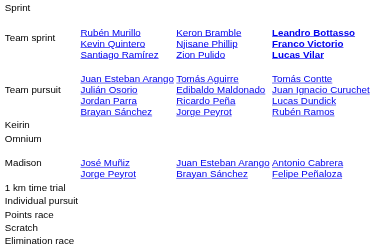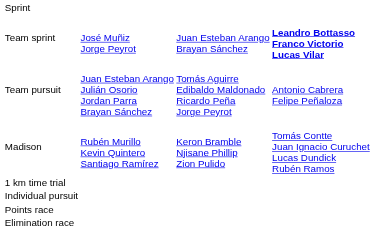(120, 43) Rubén Murillo Kevin Quintero Santiago Ramírez -> (108, 43) José Muñiz Jorge Peyrot
(209, 43) Keron Bramble Njisane Phillip Zion Pulido -> (223, 43) Juan Esteban Arango Brayan Sánchez
(321, 95) Tomás Contte Juan Ignacio Curuchet Lucas Dundick Rubén Ramos -> (308, 95) Antonio Cabrera Felipe Peñaloza
- row: (17, 125)
- row: (23, 139)
(108, 168) José Muñiz Jorge Peyrot -> (120, 153) Rubén Murillo Kevin Quintero Santiago Ramírez
(223, 168) Juan Esteban Arango Brayan Sánchez -> (209, 153) Keron Bramble Njisane Phillip Zion Pulido
(308, 168) Antonio Cabrera Felipe Peñaloza -> (321, 153) Tomás Contte Juan Ignacio Curuchet Lucas Dundick Rubén Ramos
- row: (21, 228)
